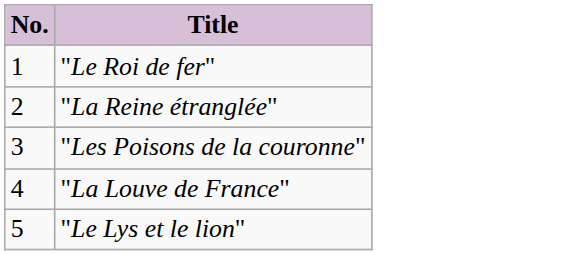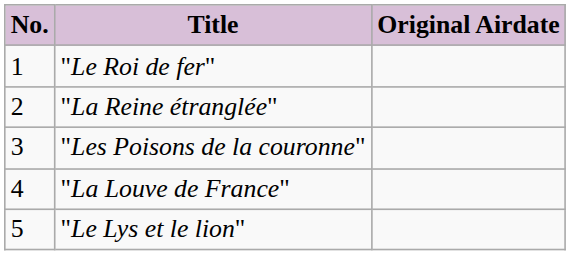+ column: (468, 24)
